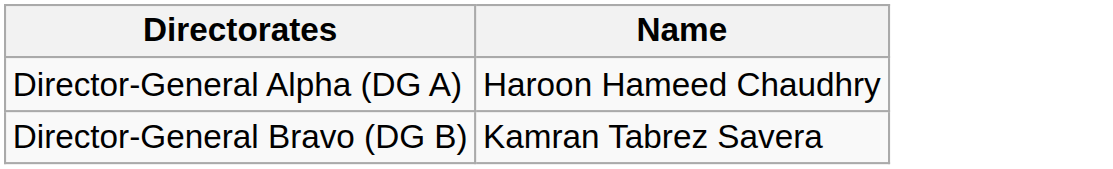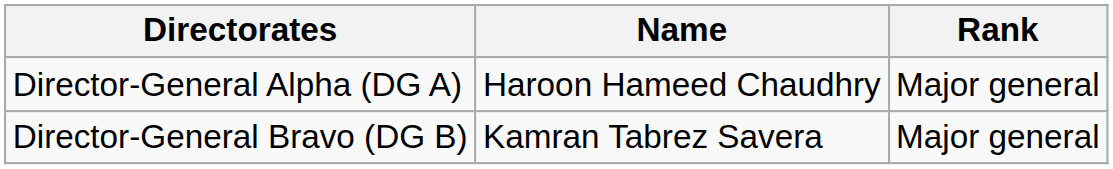+ column: (998, 30)
